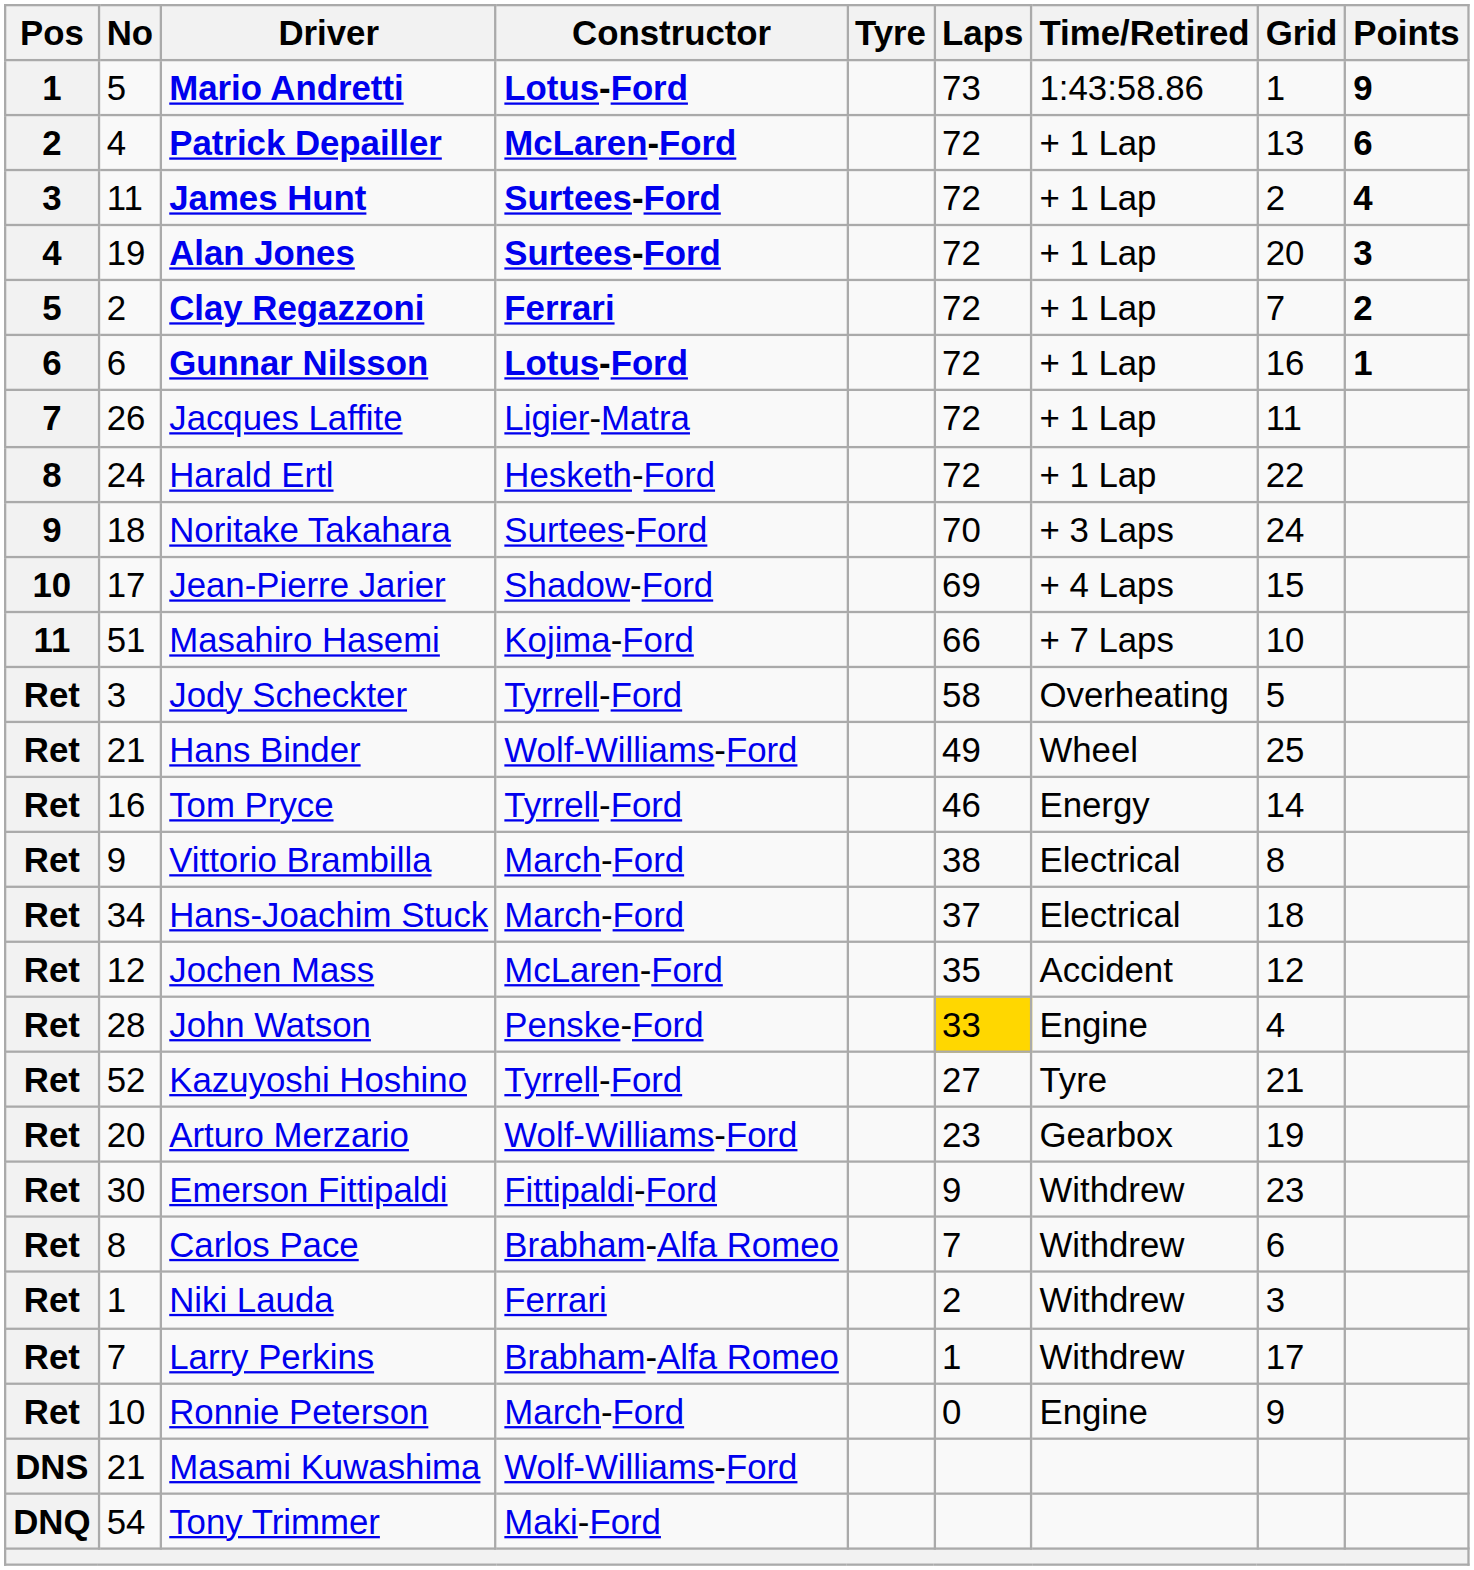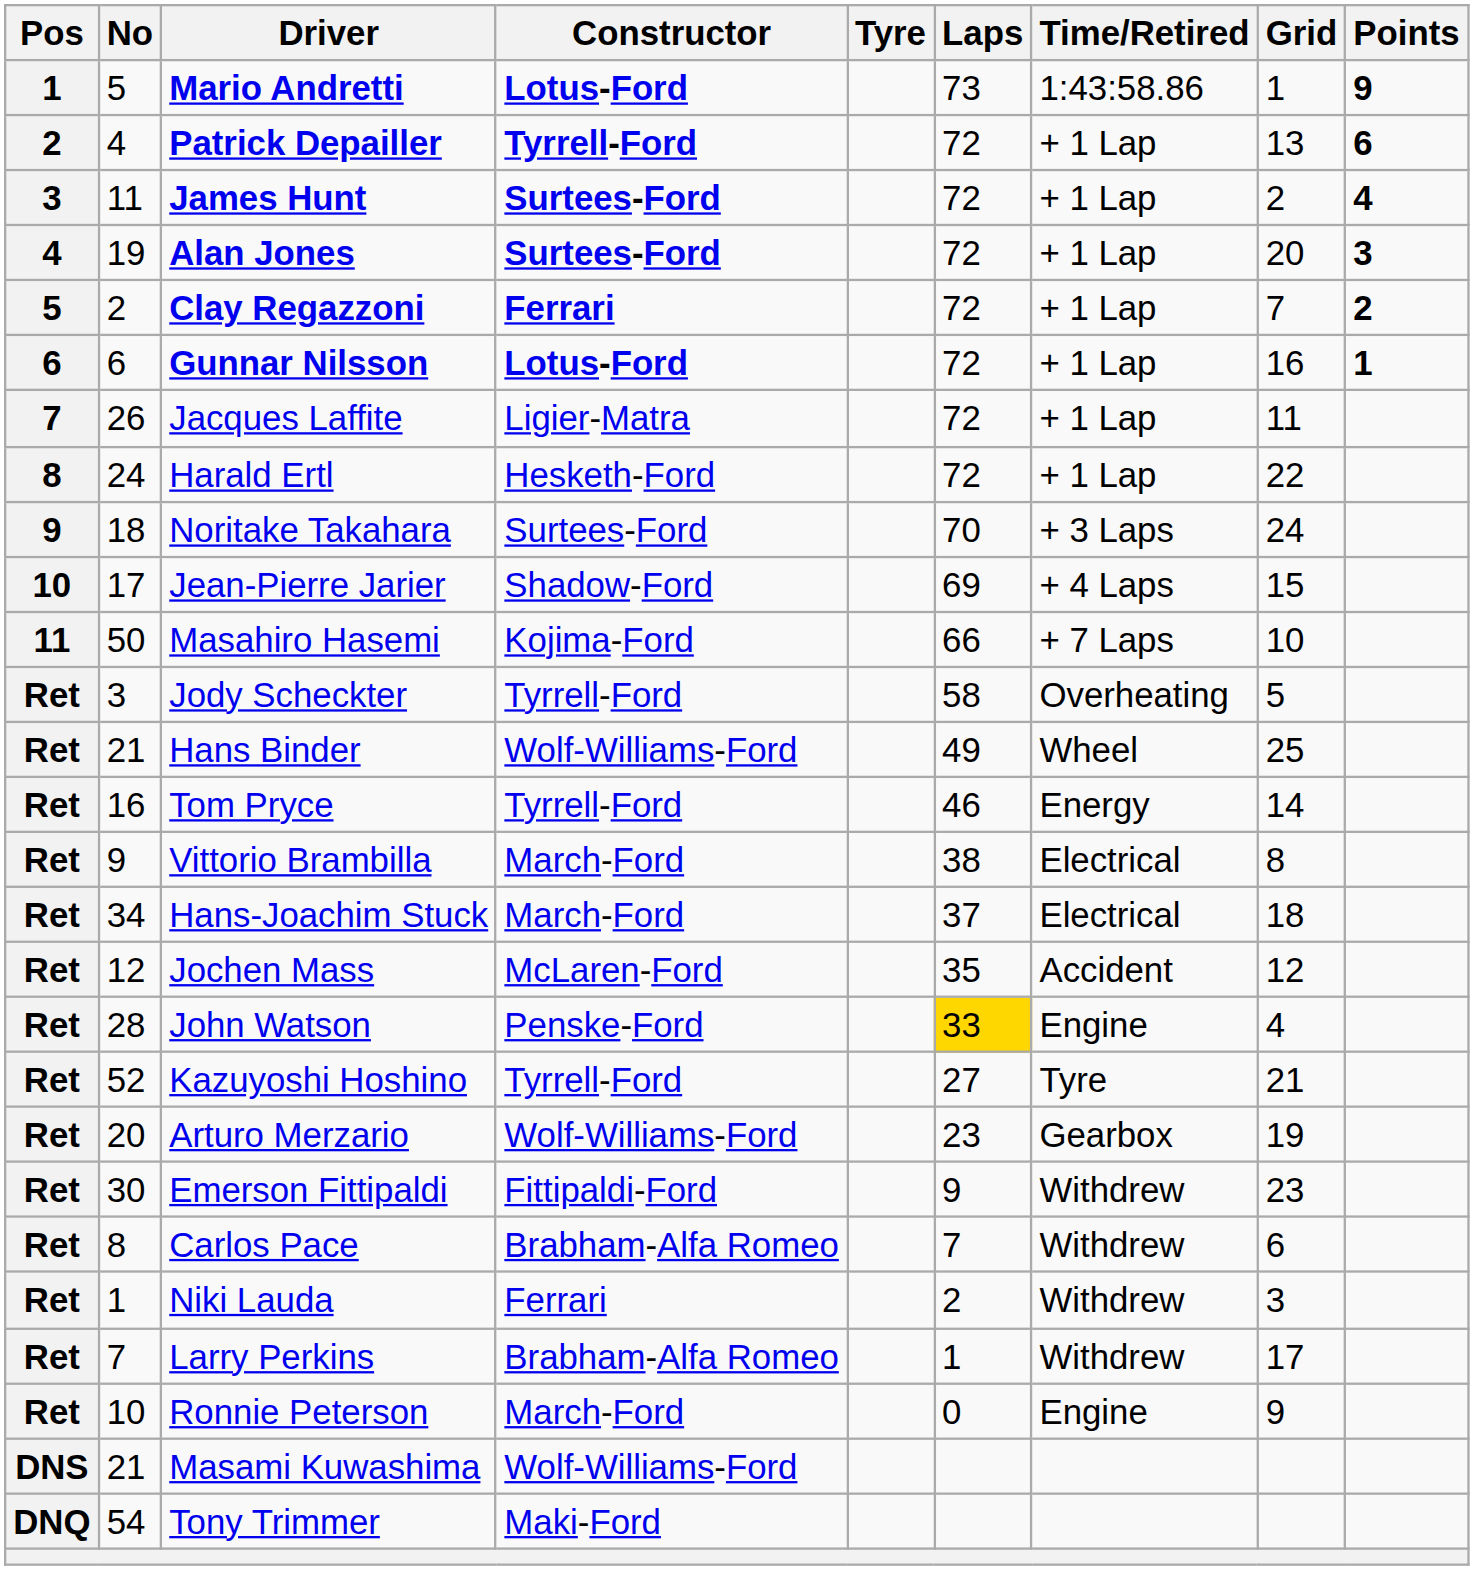(620, 143) McLaren-Ford -> (601, 143) Tyrrell-Ford
(126, 639) 51 -> (126, 639) 50
